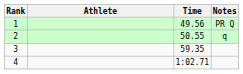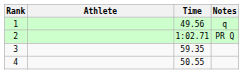(225, 24) PR Q -> (225, 24) q
(192, 37) 50.55 -> (192, 37) 1:02.71
(225, 37) q -> (225, 37) PR Q
(192, 62) 1:02.71 -> (192, 62) 50.55
